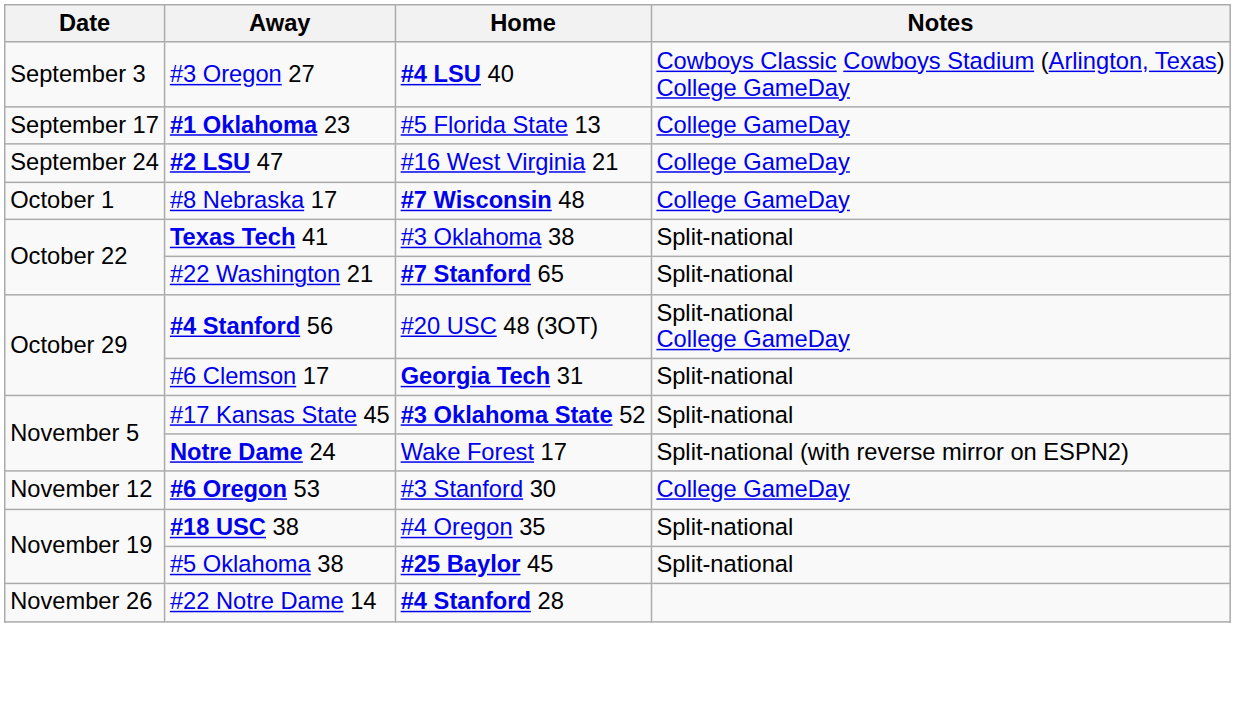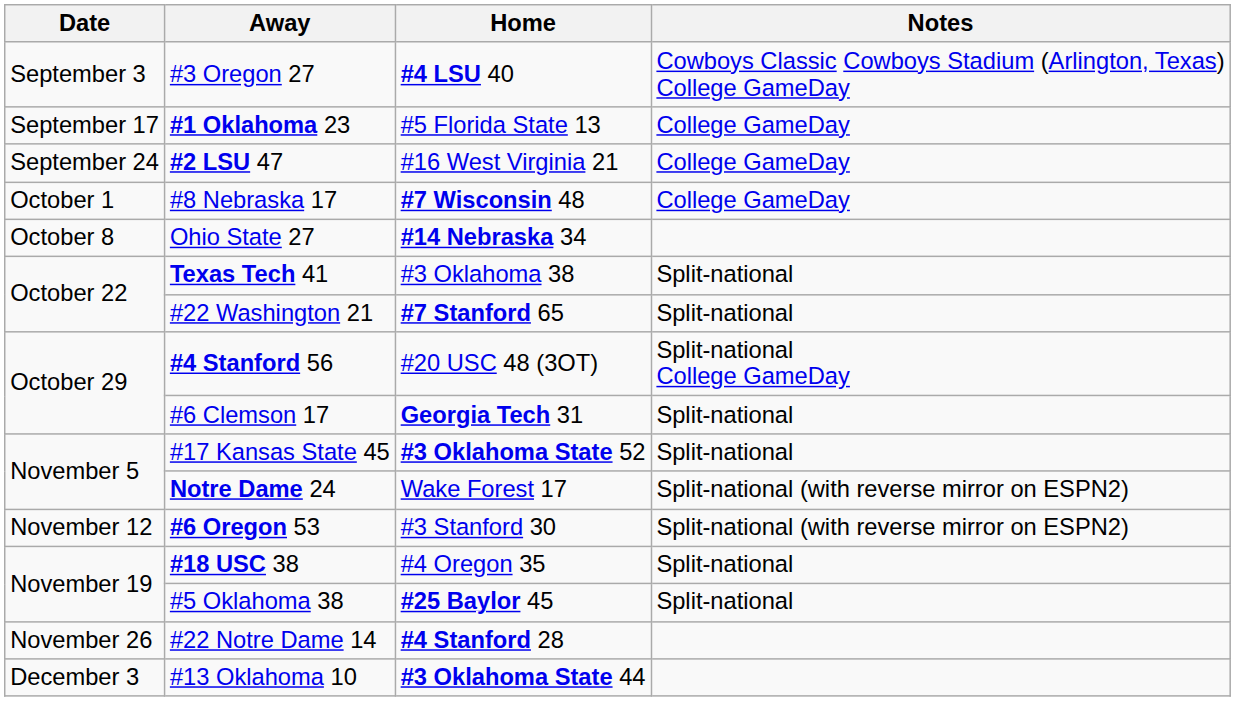+ row: (242, 237)
(753, 489) College GameDay -> (893, 527) Split-national (with reverse mirror on ESPN2)
+ row: (263, 677)
